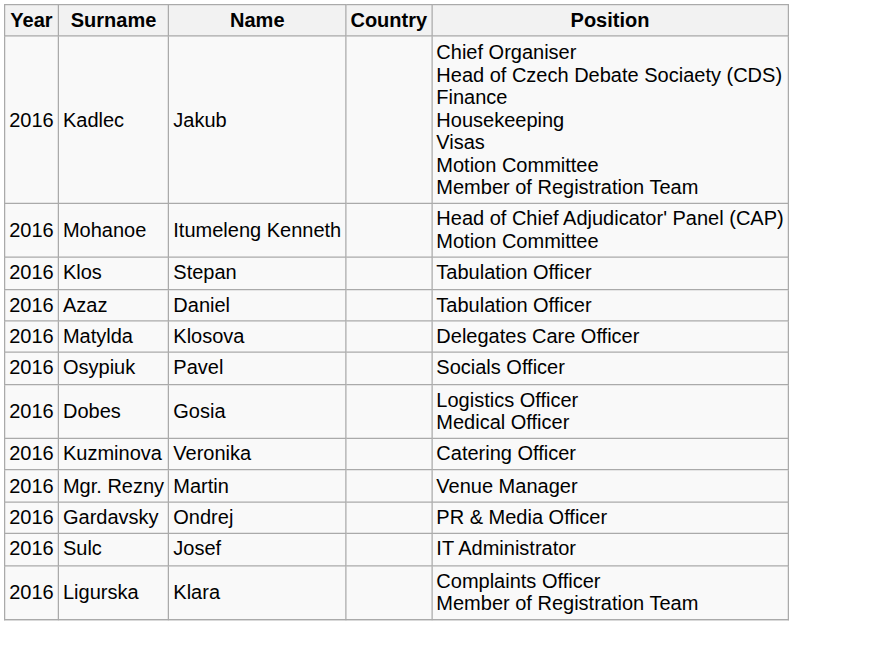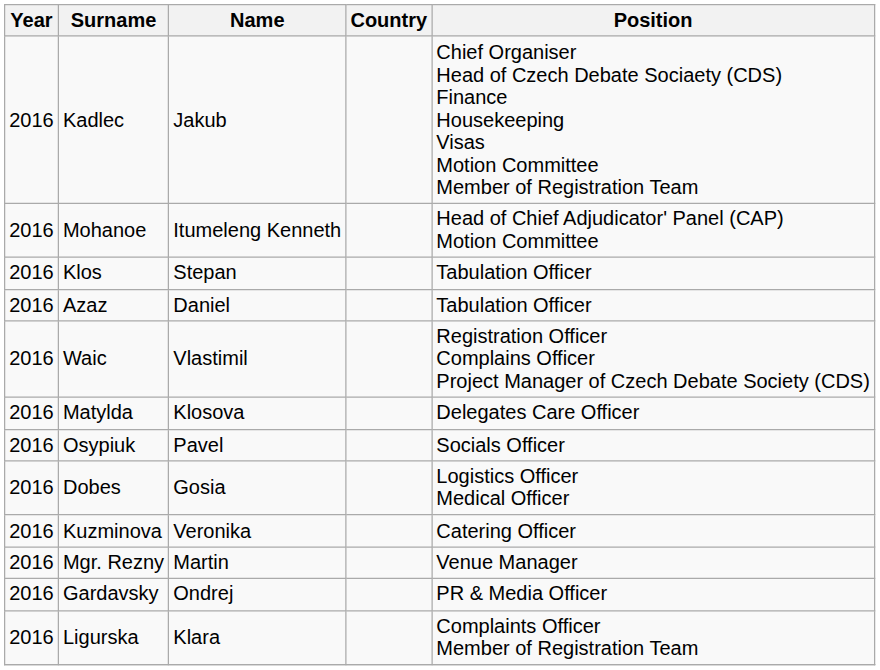+ row: (85, 358)
- row: (82, 549)
